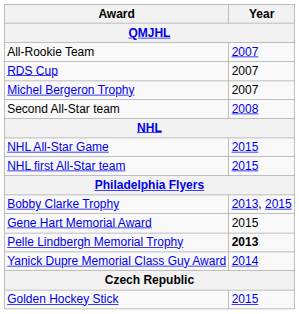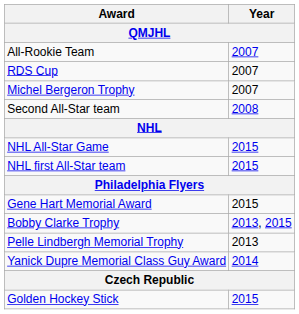rows swapped: (63, 204) <-> (79, 223)
(245, 242) bold -> (245, 242) normal
